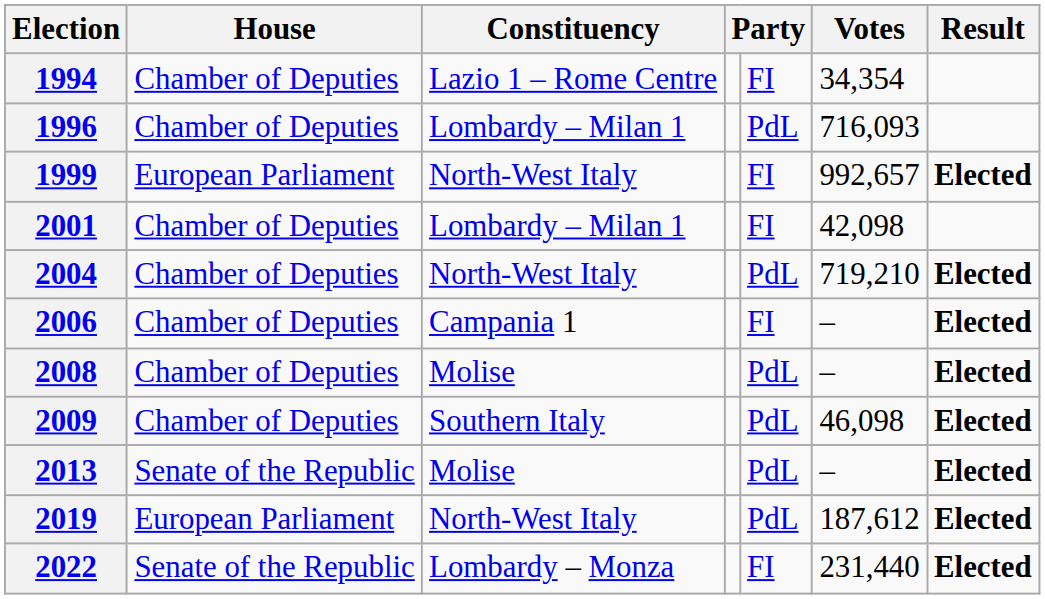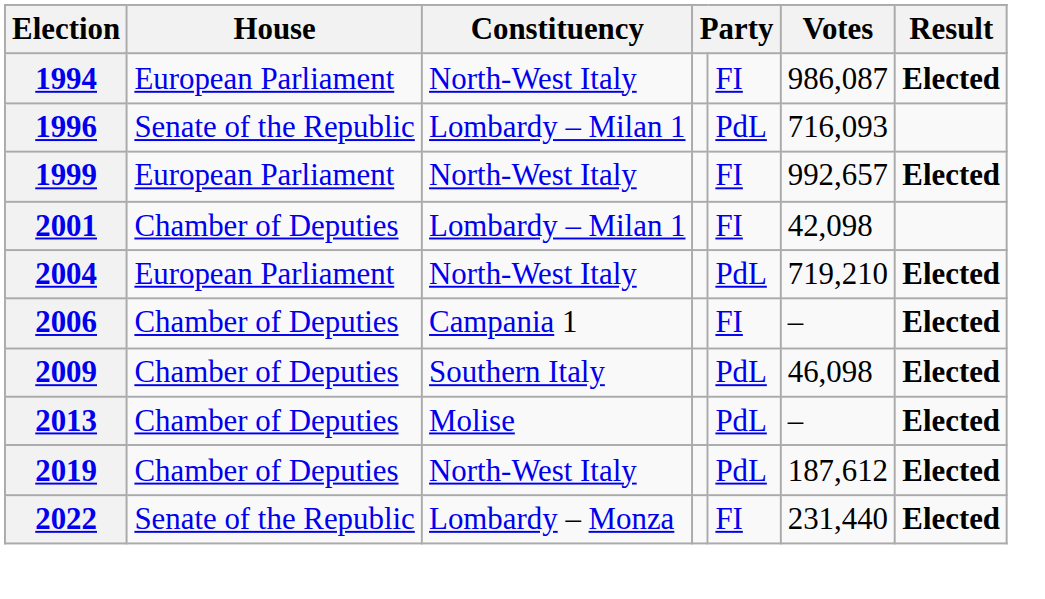- row: (66, 77)
+ row: (66, 77)
(266, 126) Chamber of Deputies -> (275, 126) Senate of the Republic
(266, 273) Chamber of Deputies -> (264, 273) European Parliament
- row: (66, 371)
(275, 469) Senate of the Republic -> (266, 420) Chamber of Deputies
(264, 518) European Parliament -> (266, 469) Chamber of Deputies
